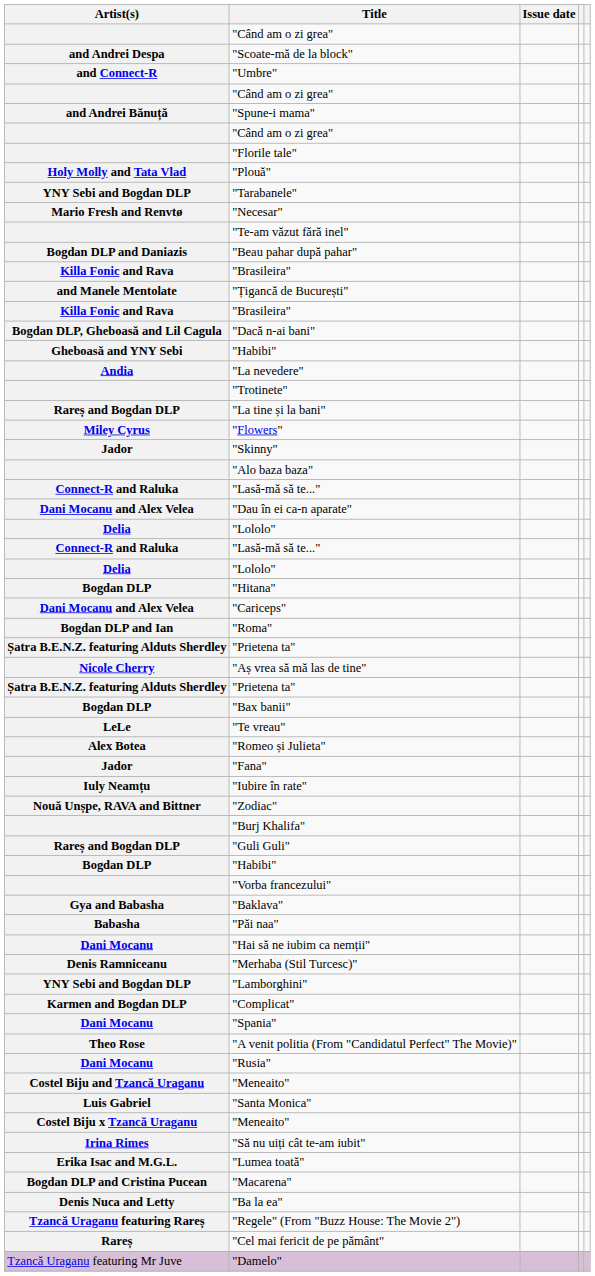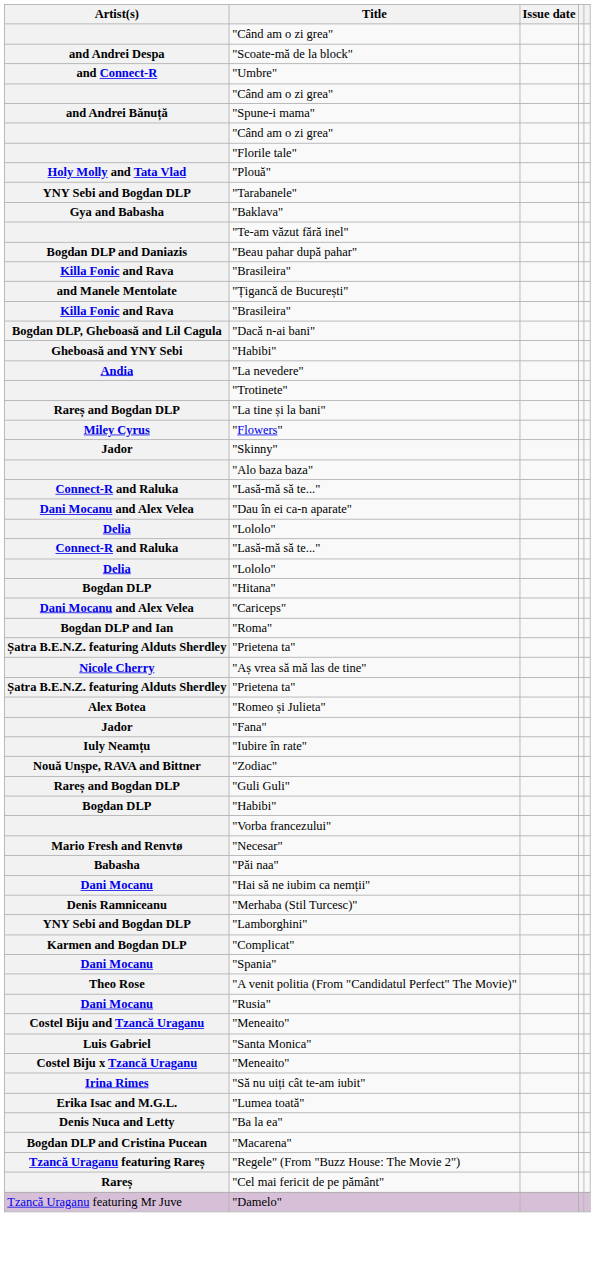rows swapped: (117, 212) <-> (117, 905)
- row: (117, 707)
- row: (117, 726)
- row: (117, 826)
rows swapped: (117, 1201) <-> (117, 1182)
